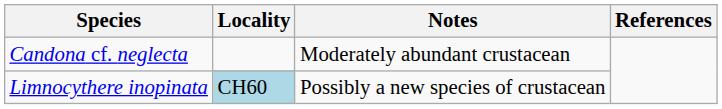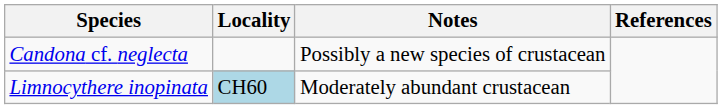(435, 53) Moderately abundant crustacean -> (453, 53) Possibly a new species of crustacean
(453, 86) Possibly a new species of crustacean -> (435, 86) Moderately abundant crustacean
